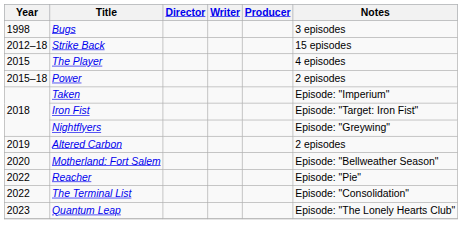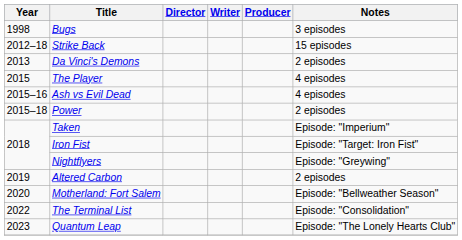+ row: (96, 62)
+ row: (91, 95)
- row: (72, 177)
